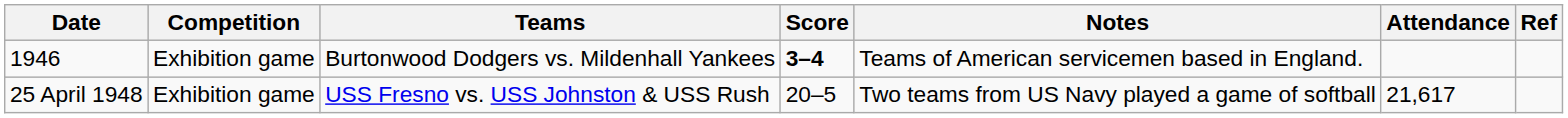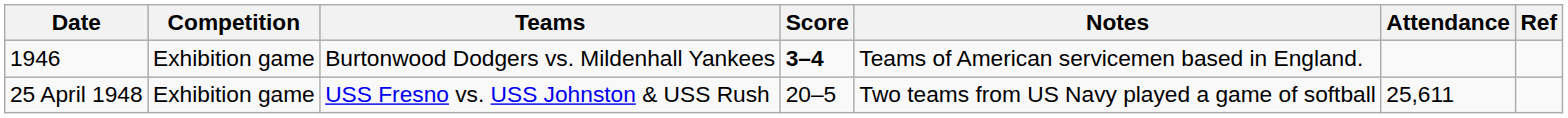(1421, 94) 21,617 -> (1420, 94) 25,611
